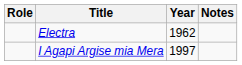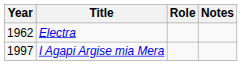columns swapped: (182, 13) <-> (20, 13)
